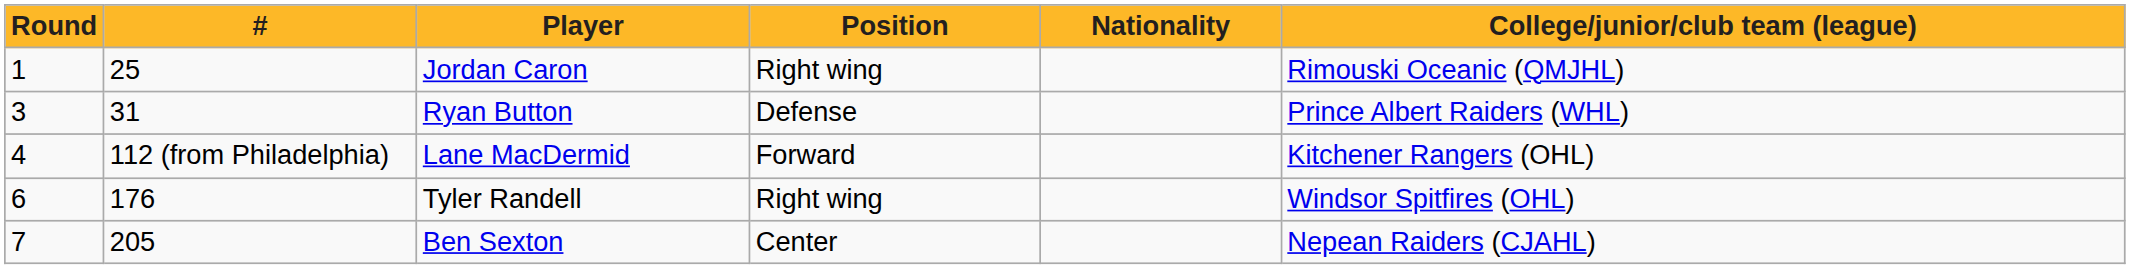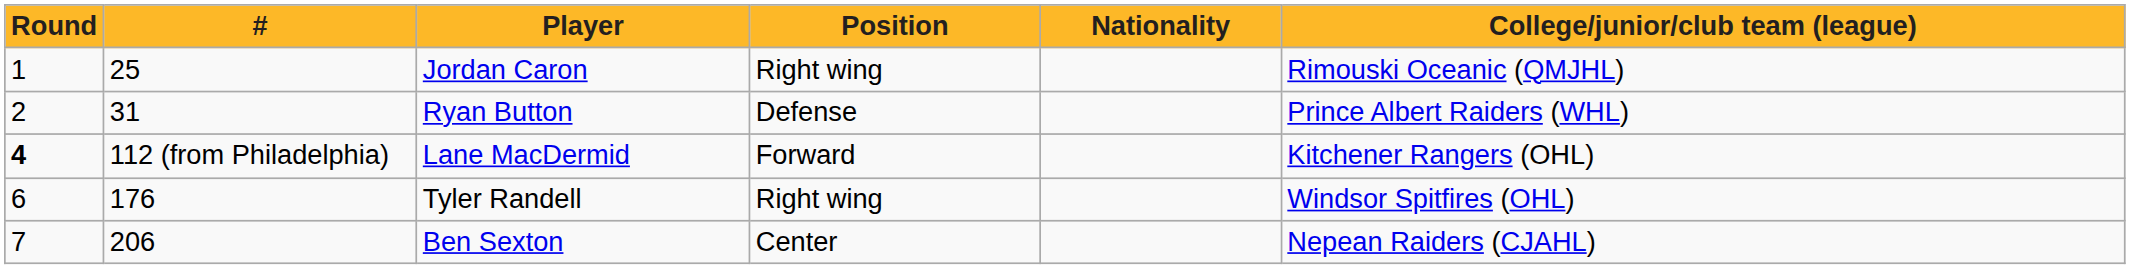(19, 112) 3 -> (19, 112) 2
(19, 155) normal -> (19, 155) bold
(132, 241) 205 -> (132, 241) 206
